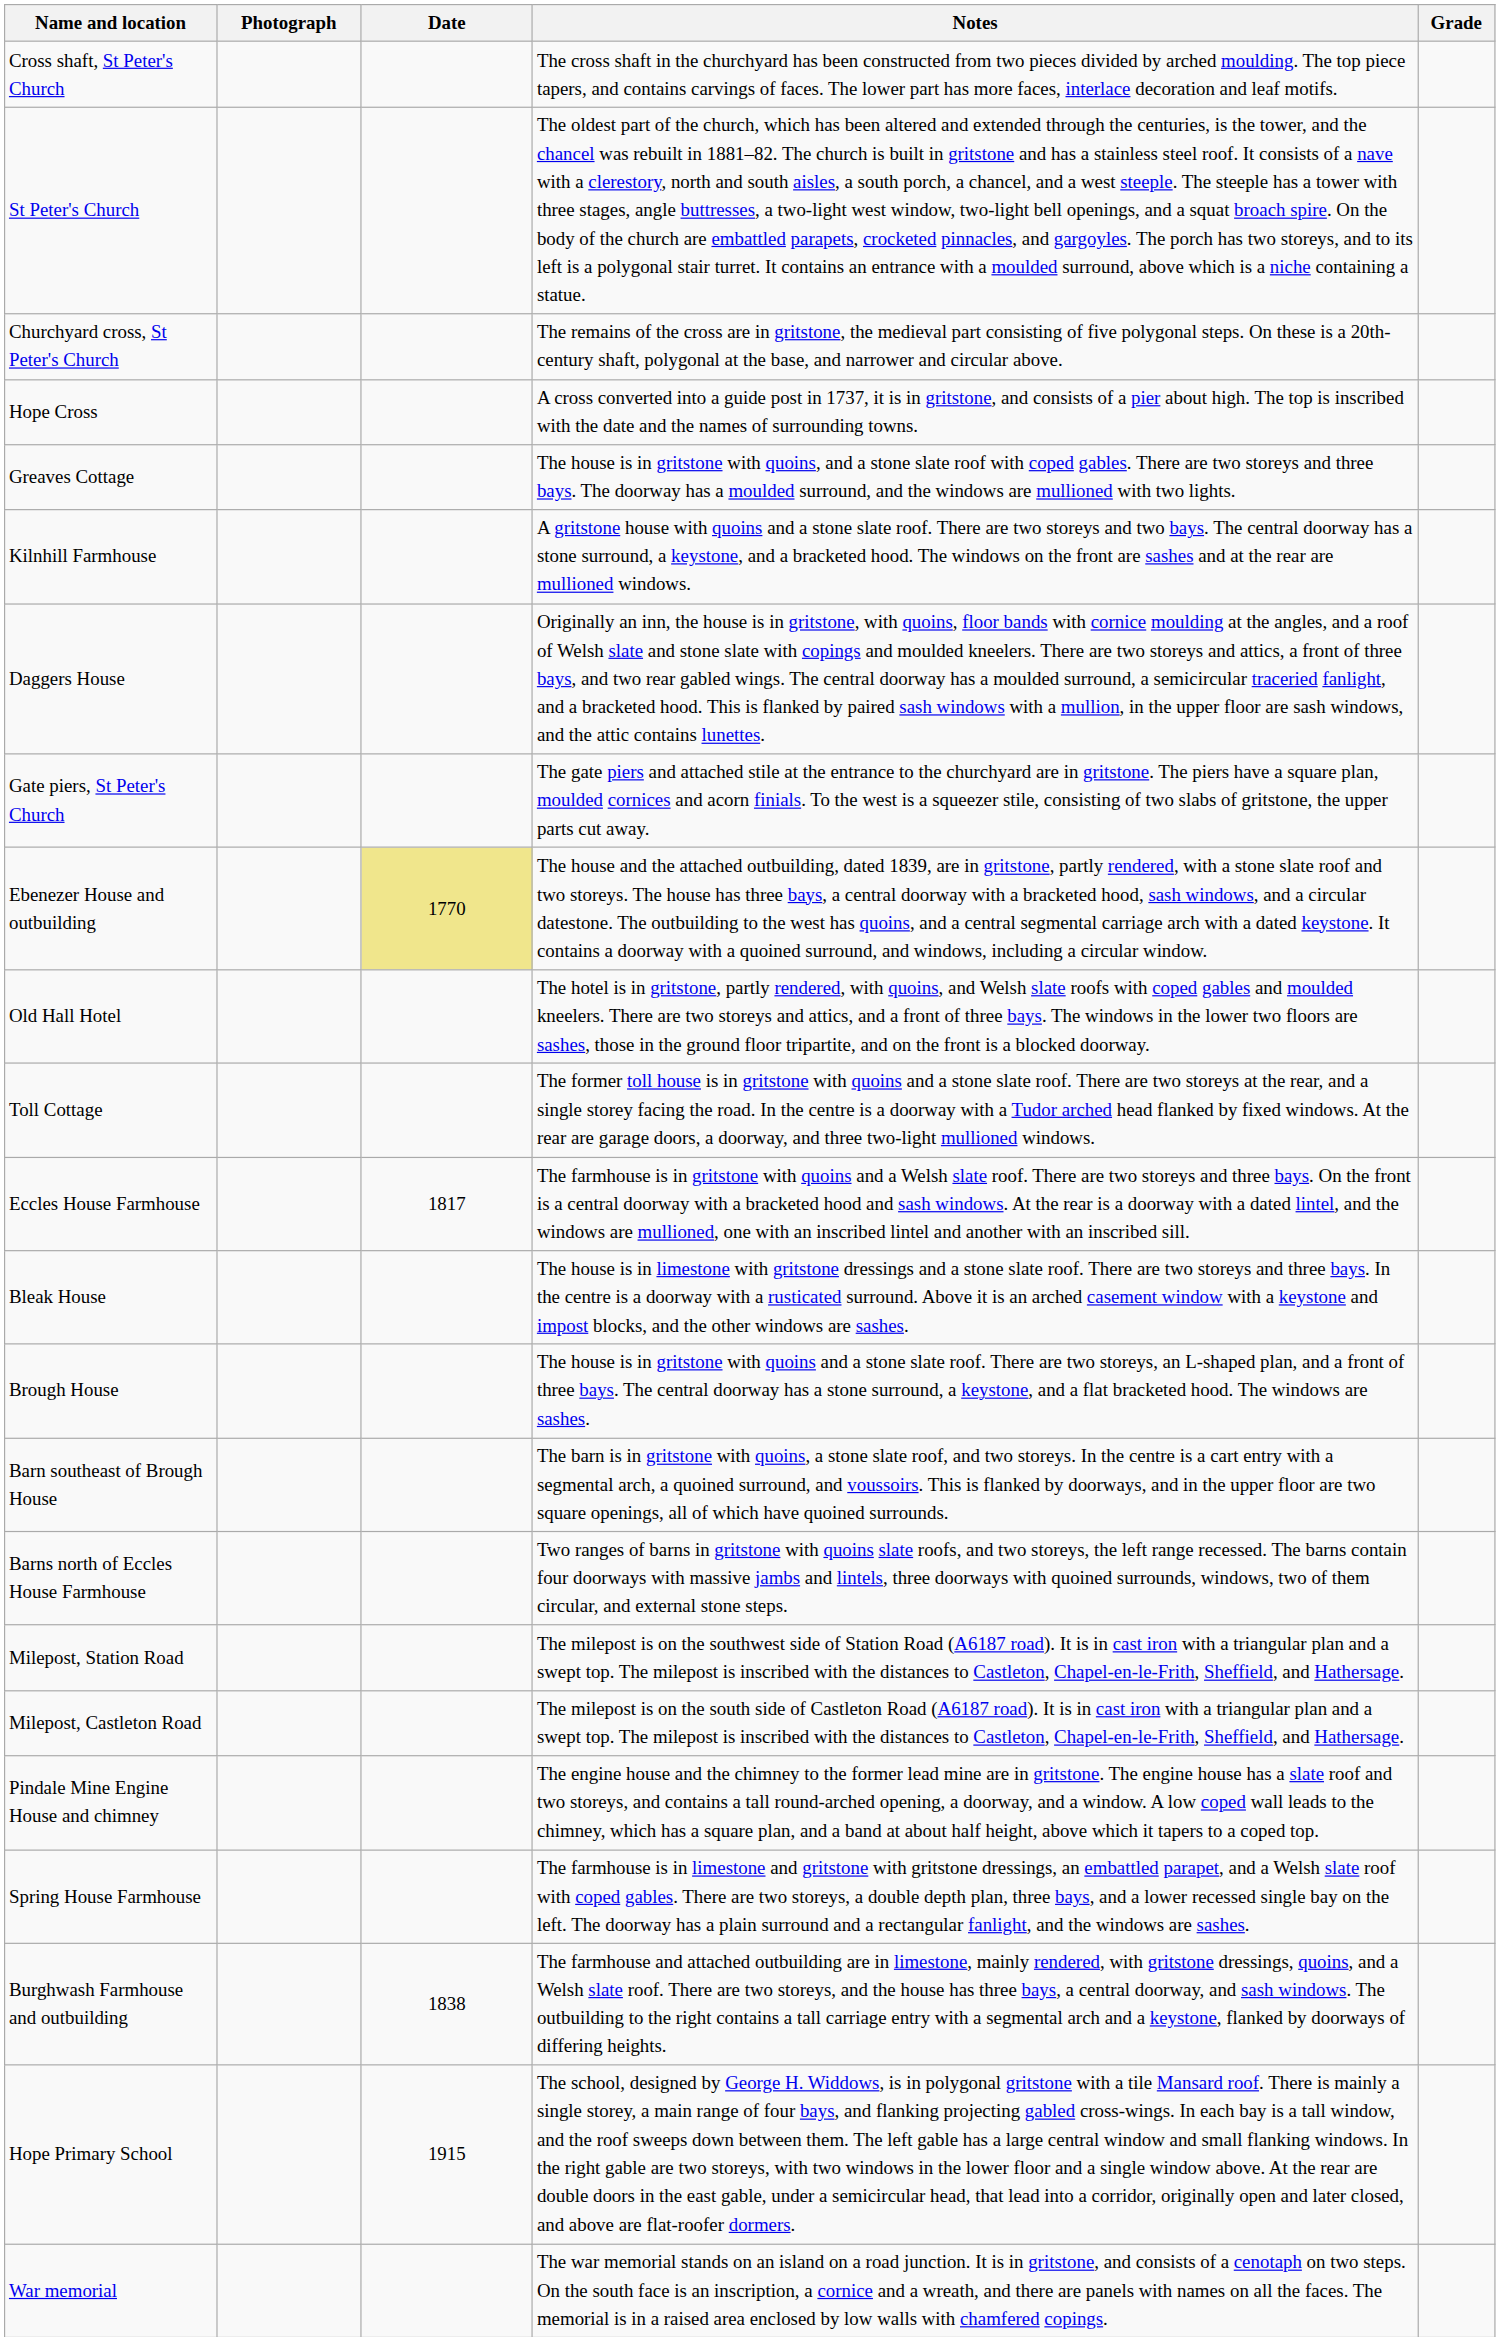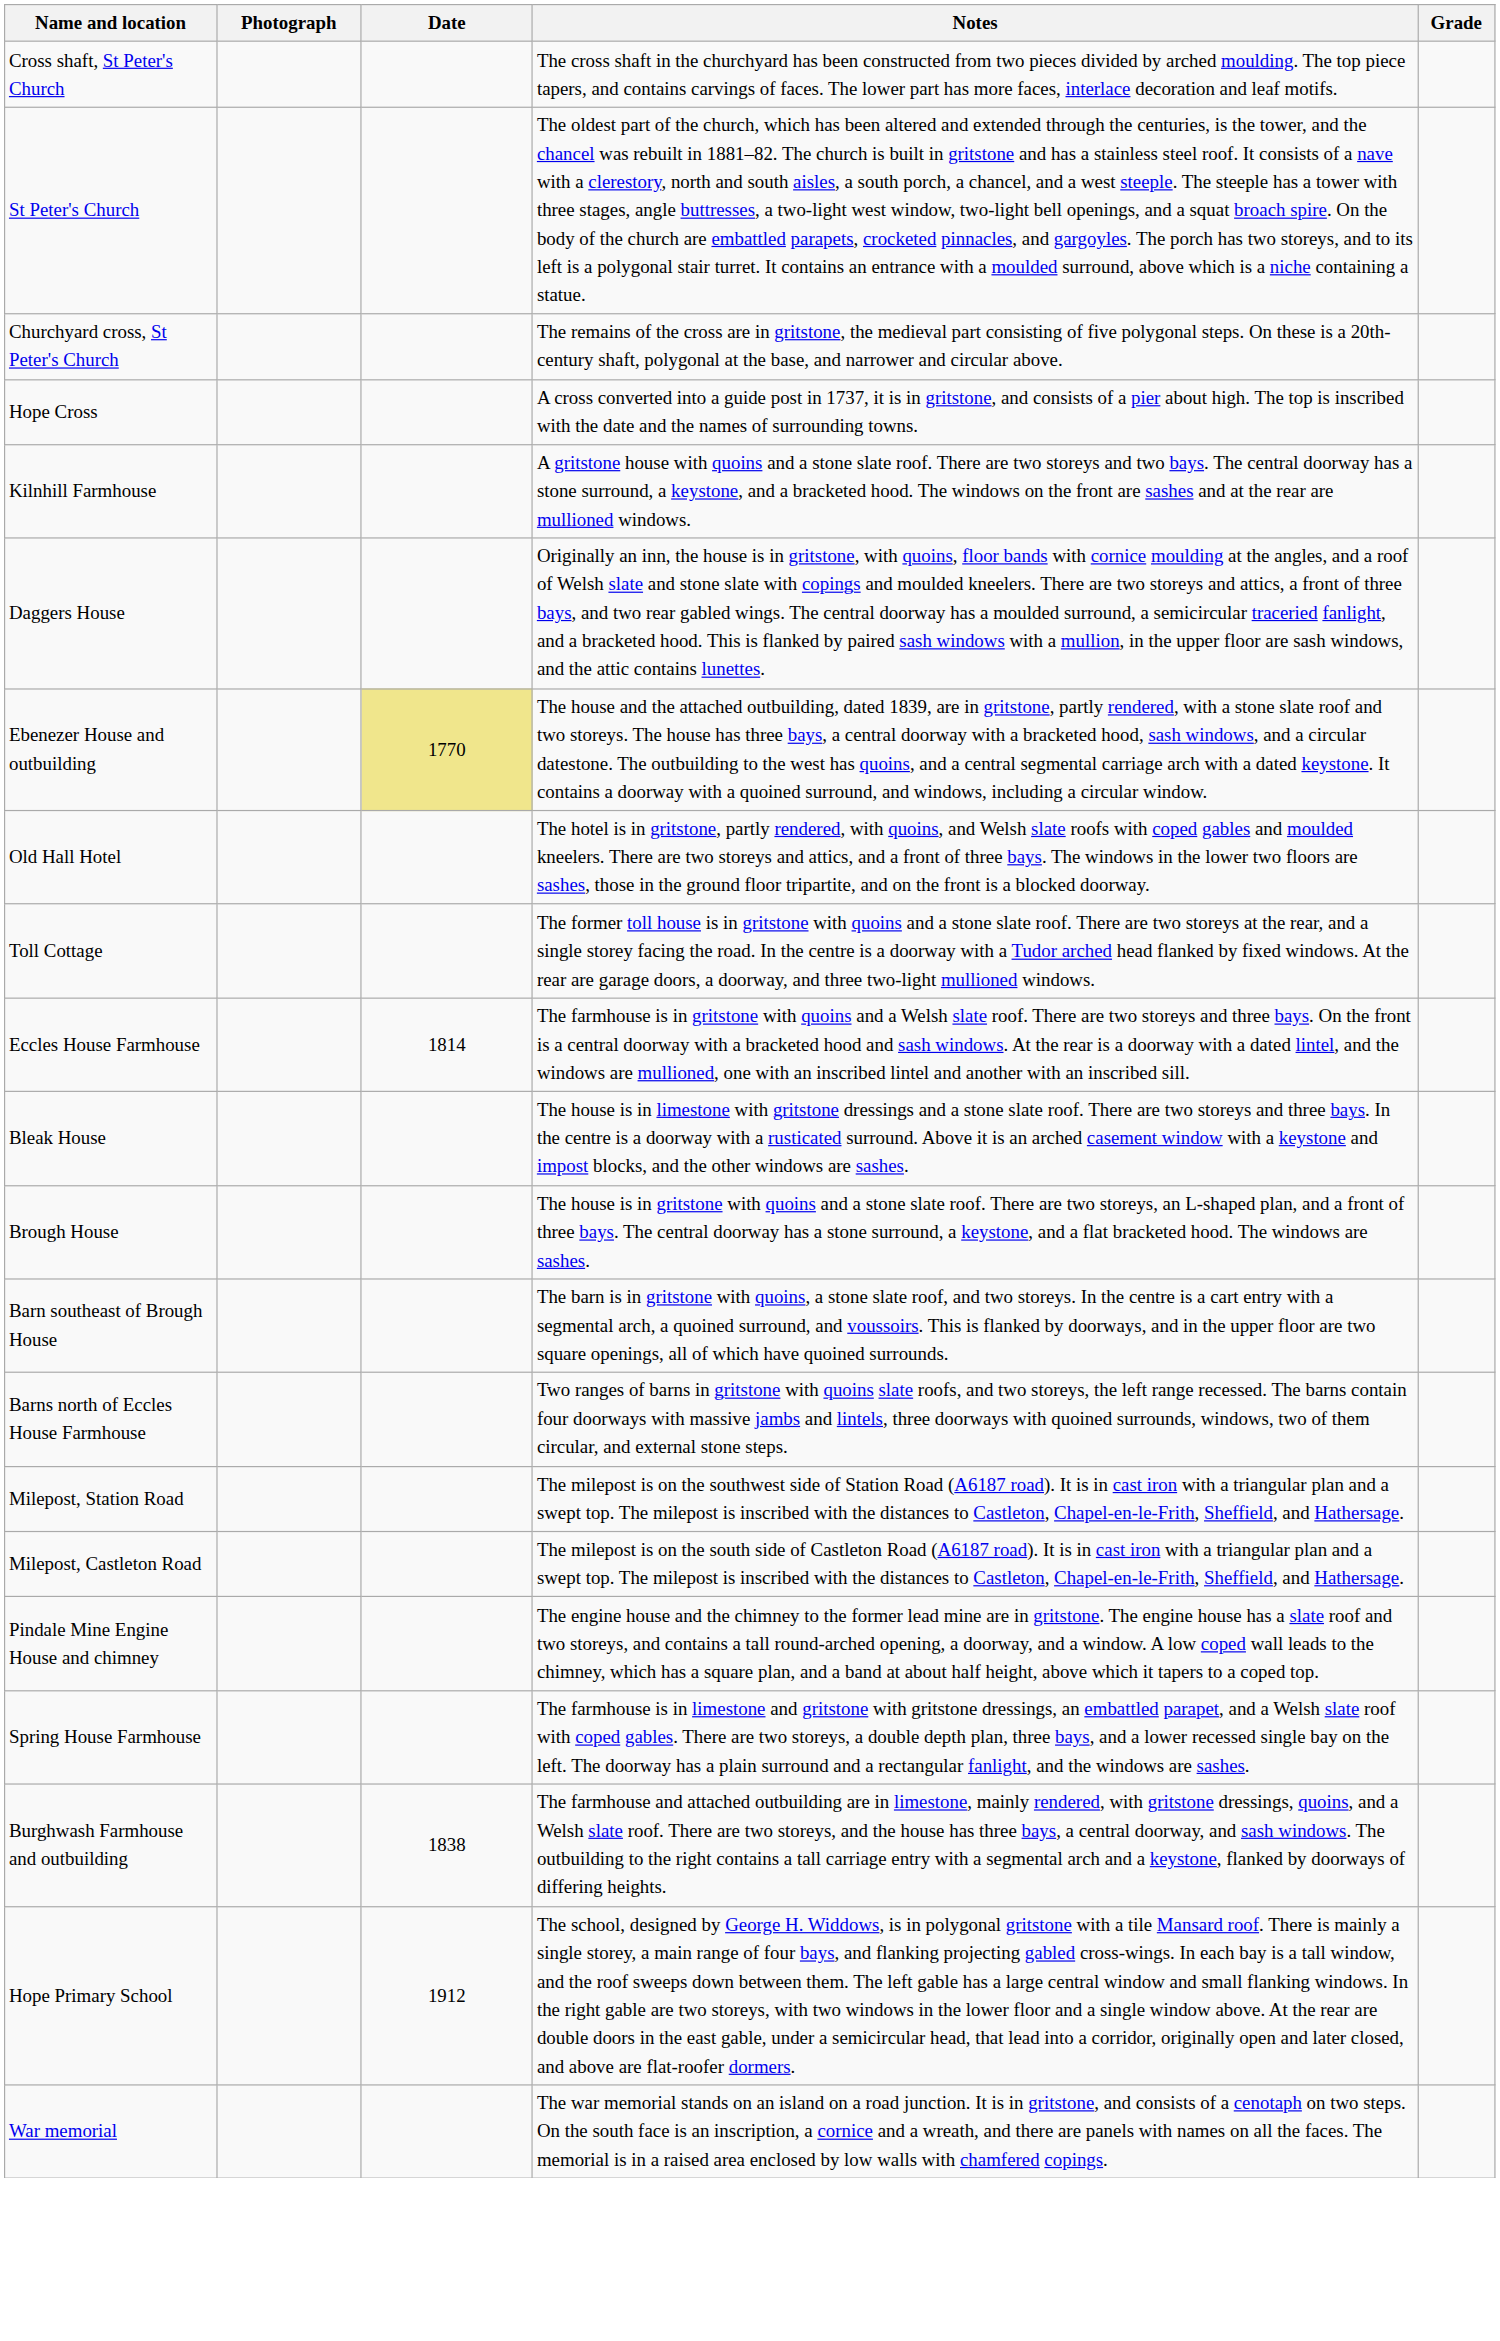- row: (72, 477)
- row: (87, 800)
(447, 1203) 1817 -> (447, 1044) 1814
(447, 2154) 1915 -> (447, 1995) 1912
